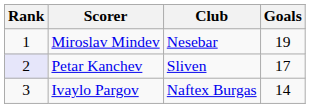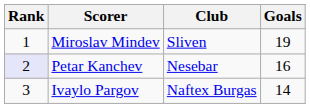(192, 41) Nesebar -> (187, 41) Sliven
(187, 66) Sliven -> (192, 66) Nesebar
(283, 66) 17 -> (283, 66) 16
